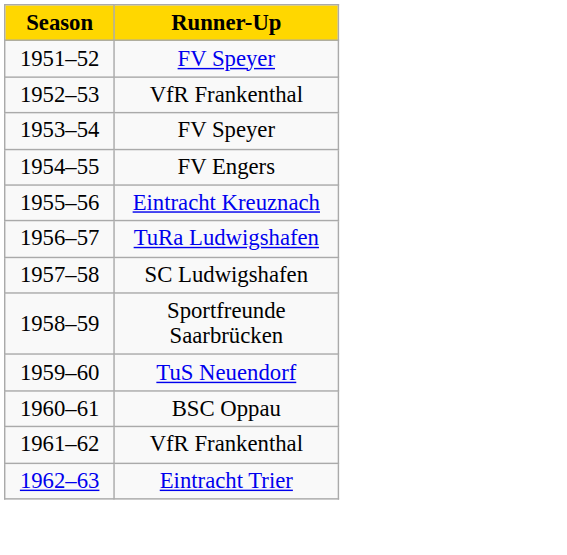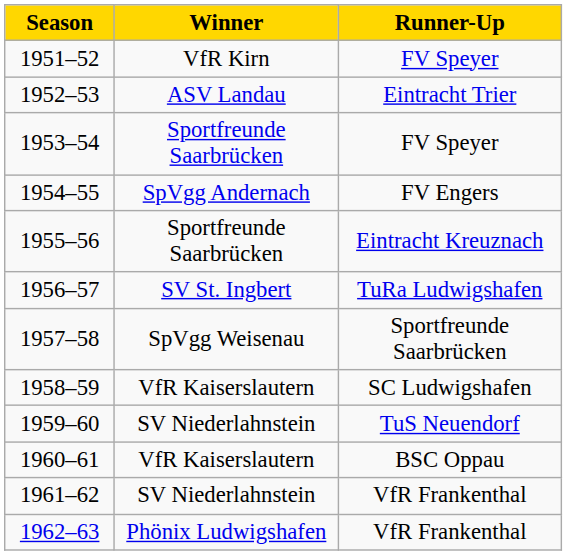+ column: (226, 22)
(226, 94) VfR Frankenthal -> (450, 94) Eintracht Trier
(226, 274) SC Ludwigshafen -> (450, 338) Sportfreunde Saarbrücken
(226, 323) Sportfreunde Saarbrücken -> (450, 387) SC Ludwigshafen
(226, 480) Eintracht Trier -> (450, 531) VfR Frankenthal
